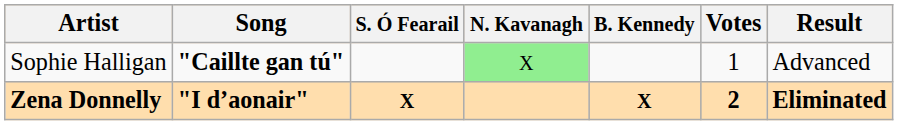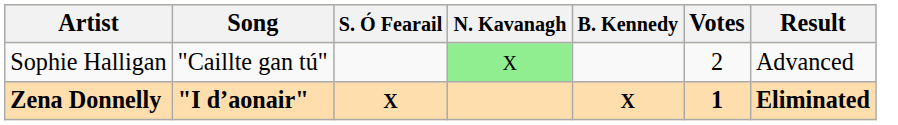(261, 61) bold -> (253, 61) normal
(734, 61) 1 -> (717, 61) 2
(734, 100) 2 -> (717, 100) 1
